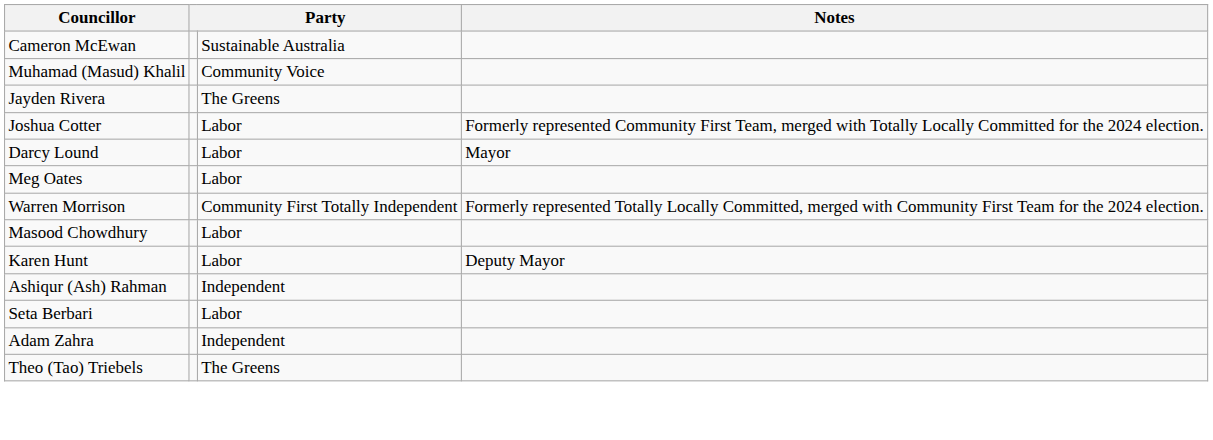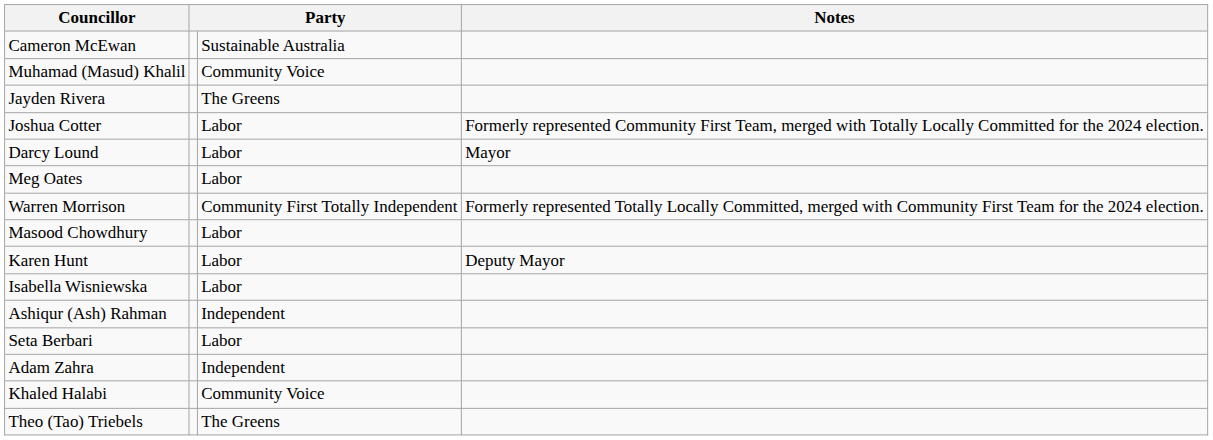+ row: (78, 286)
+ row: (58, 394)
